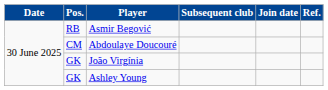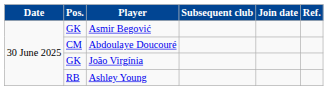(73, 28) RB -> (73, 28) GK
(73, 77) GK -> (73, 77) RB
